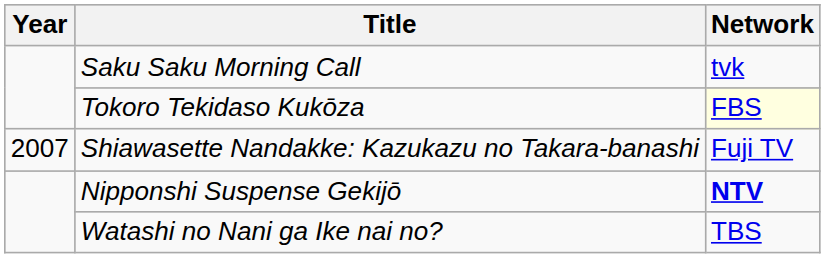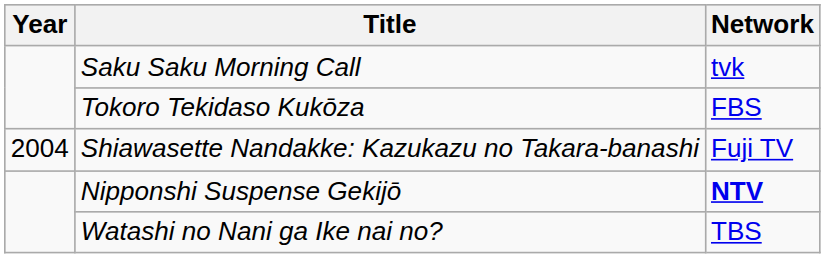(736, 107) lightyellow background -> (736, 107) no background
(40, 149) 2007 -> (40, 149) 2004
